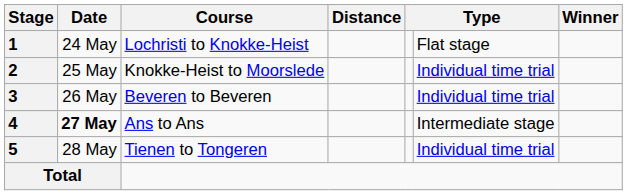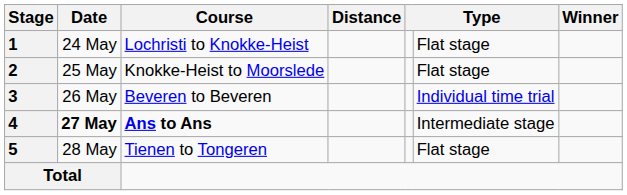(486, 70) Individual time trial -> (453, 70) Flat stage
(164, 123) normal -> (168, 123) bold
(486, 149) Individual time trial -> (453, 149) Flat stage
